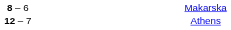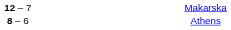(18, 7) 8 – 6 -> (18, 7) 12 – 7
(18, 21) 12 – 7 -> (18, 21) 8 – 6
